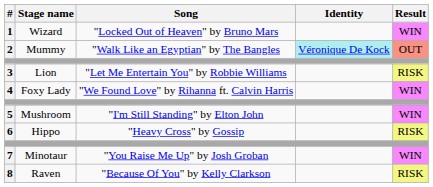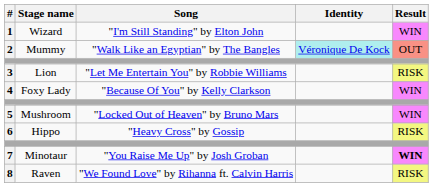(186, 31) "Locked Out of Heaven" by Bruno Mars -> (186, 31) "I'm Still Standing" by Elton John
(186, 90) "We Found Love" by Rihanna ft. Calvin Harris -> (186, 90) "Because Of You" by Kelly Clarkson
(186, 114) "I'm Still Standing" by Elton John -> (186, 114) "Locked Out of Heaven" by Bruno Mars
(410, 155) normal -> (410, 155) bold
(186, 173) "Because Of You" by Kelly Clarkson -> (186, 173) "We Found Love" by Rihanna ft. Calvin Harris
